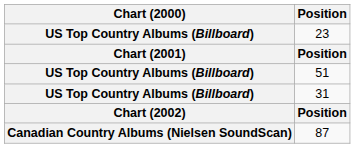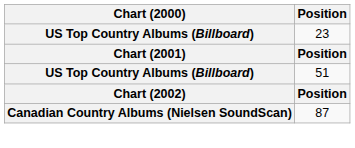- row: (322, 93)
